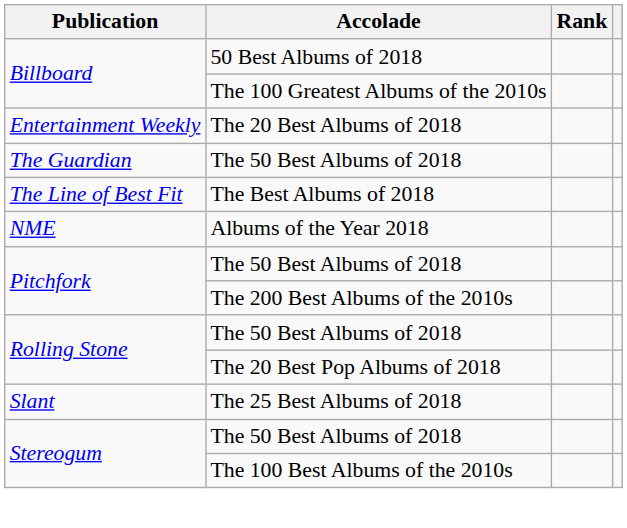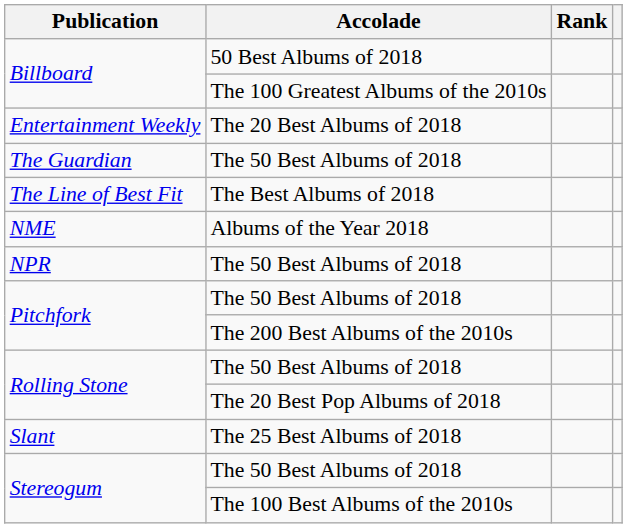+ row: (30, 263)
